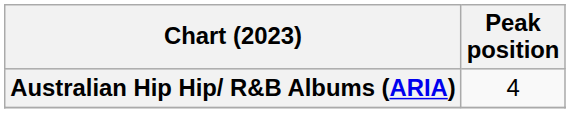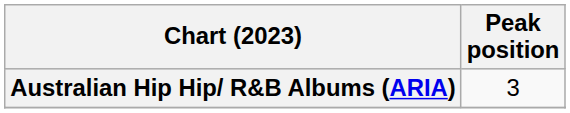(513, 88) 4 -> (513, 88) 3
